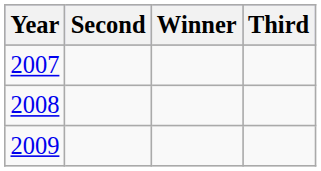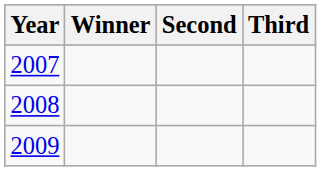columns swapped: (197, 24) <-> (108, 24)
